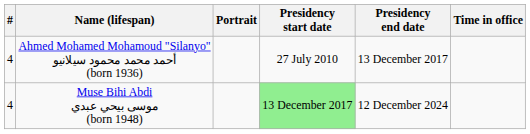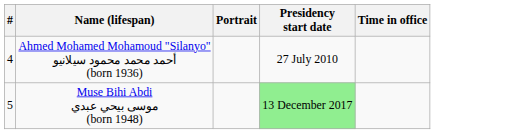- column: (403, 20)
(10, 105) 4 -> (10, 105) 5
